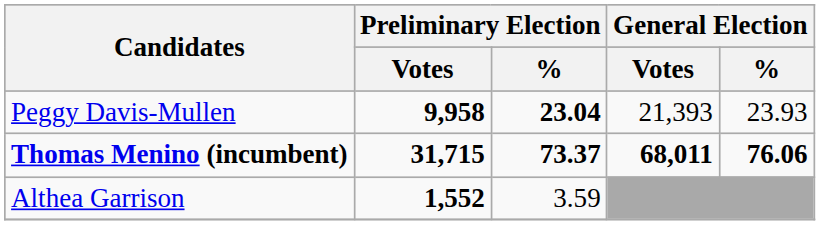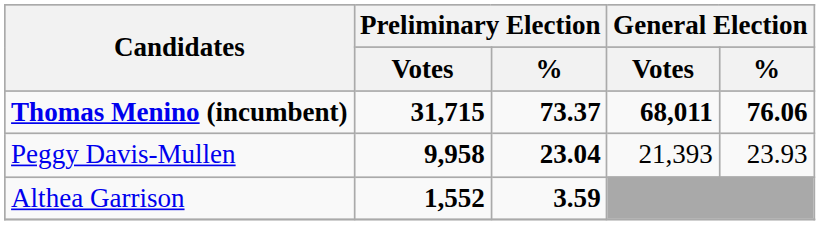rows swapped: (179, 154) <-> (123, 111)
(577, 197) normal -> (577, 197) bold
